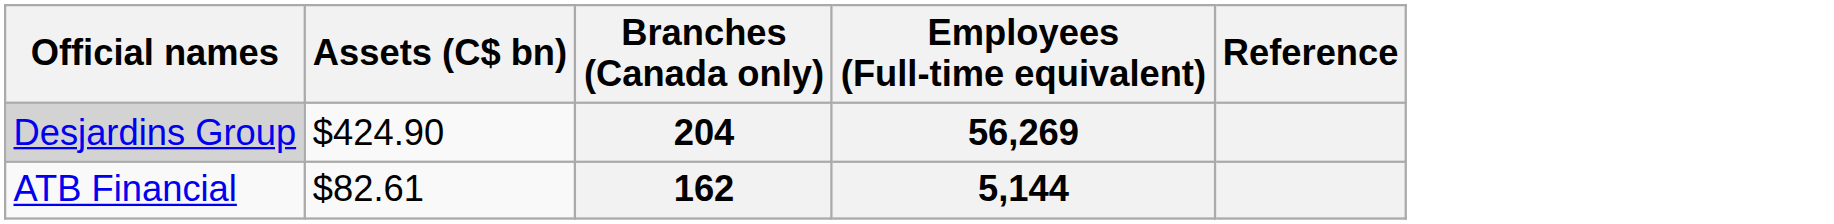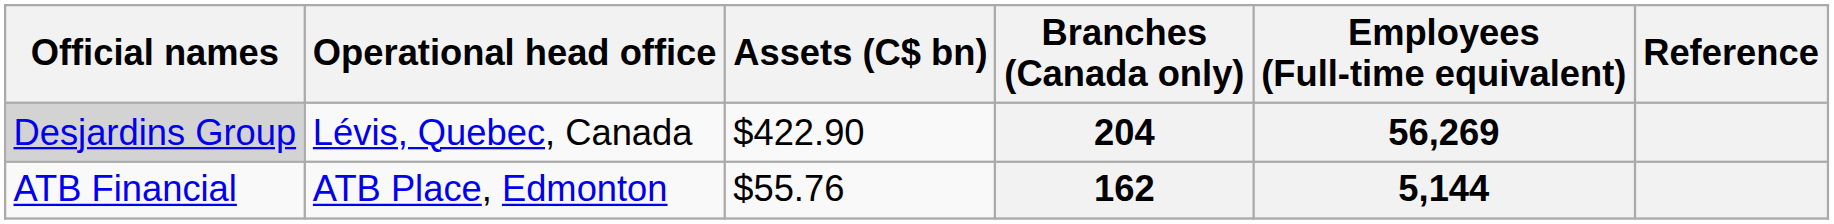+ column: (515, 53)
(379, 131) $424.90 -> (799, 131) $422.90
(368, 189) $82.61 -> (789, 189) $55.76
